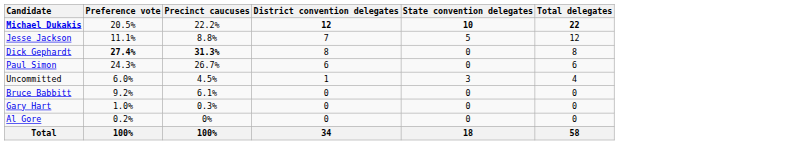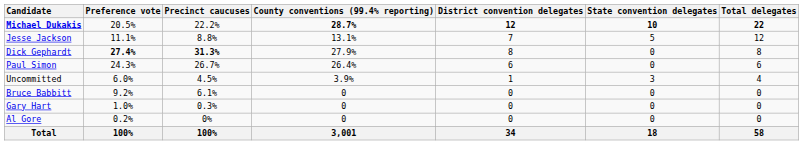+ column: (344, 11)
